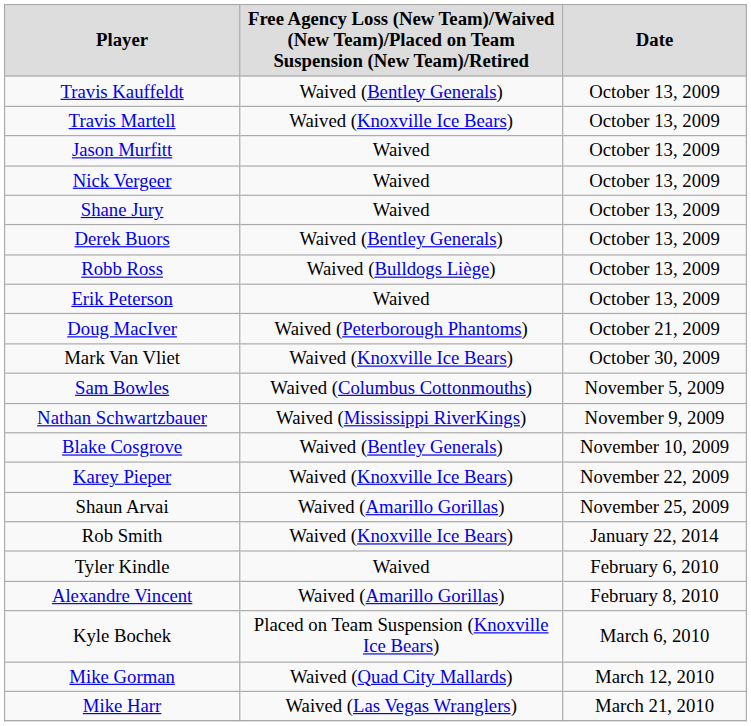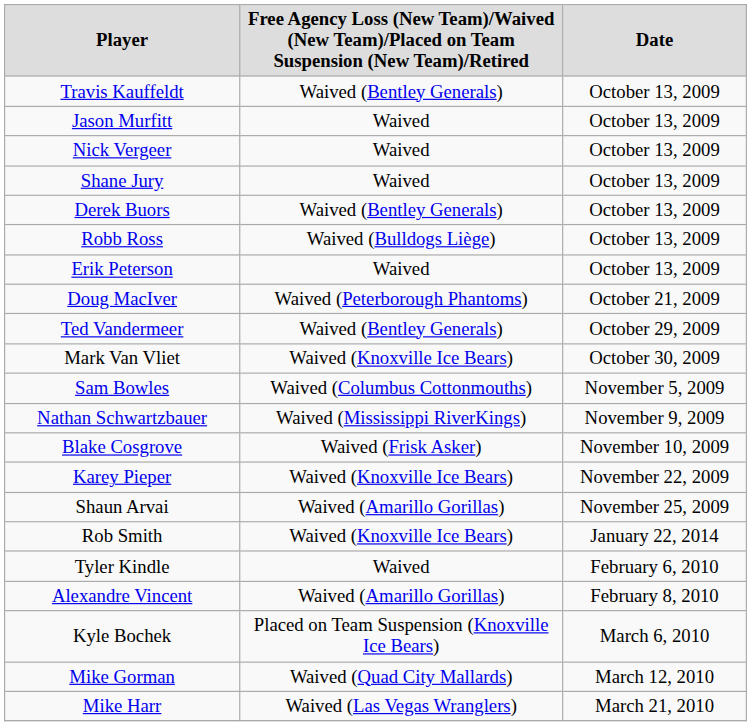- row: (122, 120)
+ row: (122, 328)
(401, 447) Waived (Bentley Generals) -> (401, 447) Waived (Frisk Asker)
